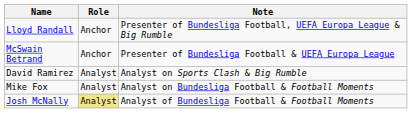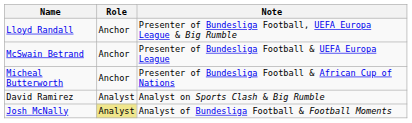+ row: (35, 78)
- row: (27, 87)
